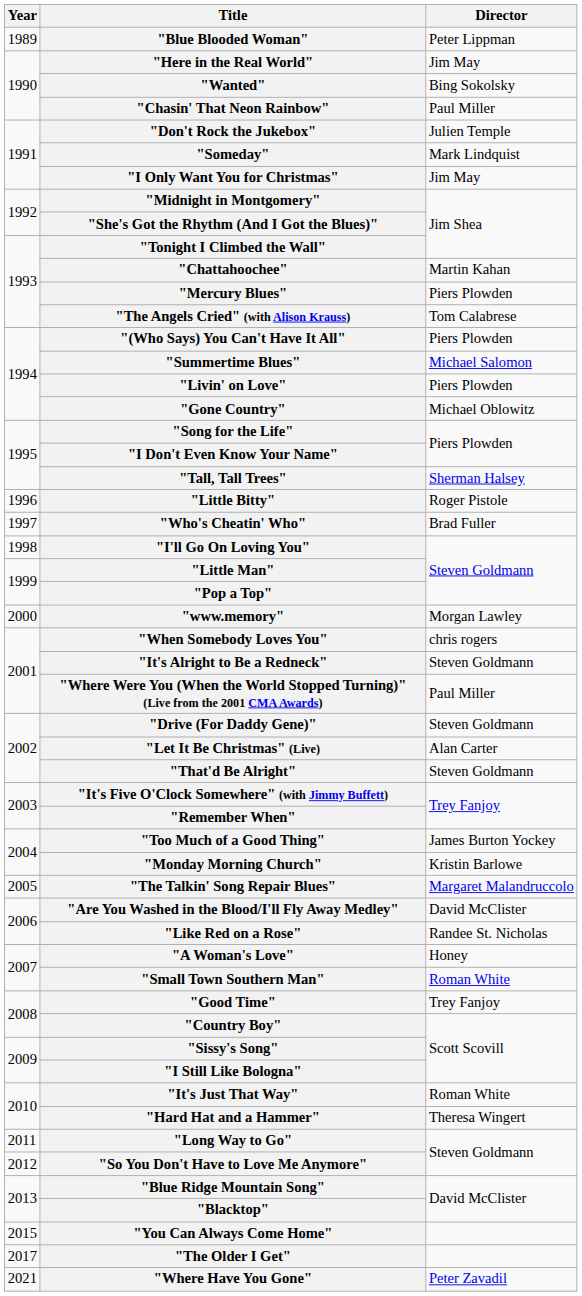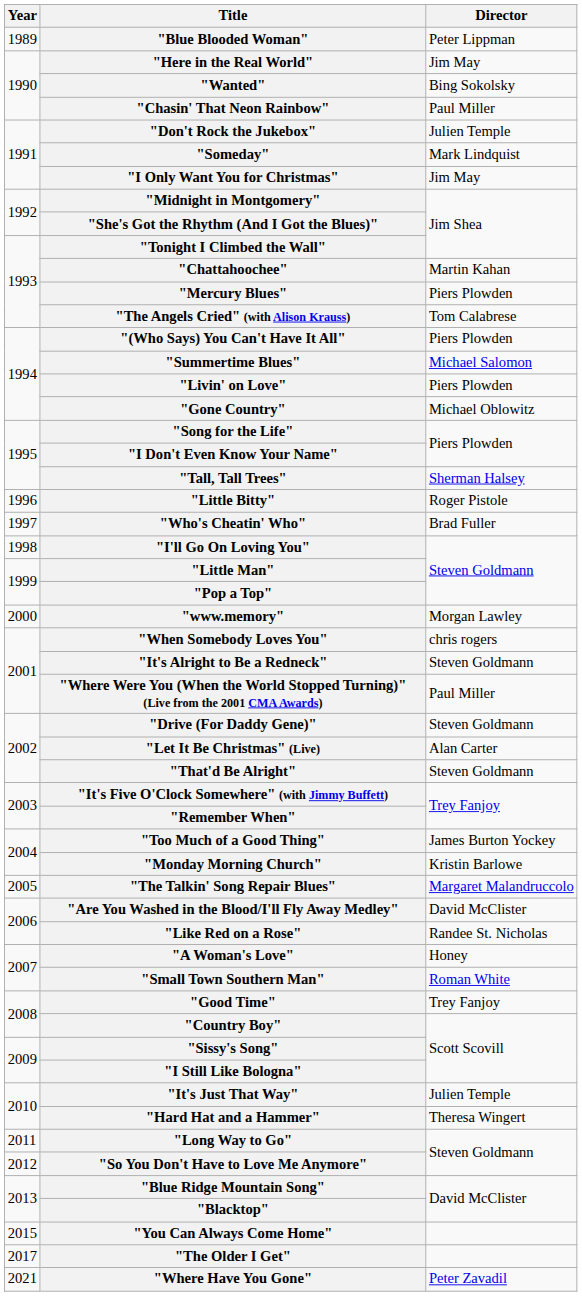(469, 1094) Roman White -> (470, 1094) Julien Temple
